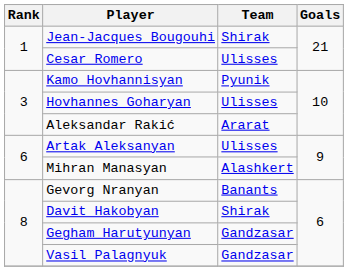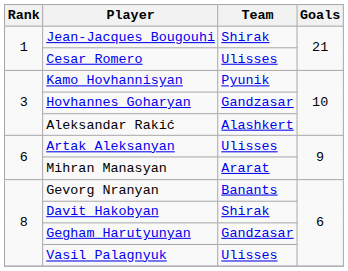(249, 103) Ulisses -> (258, 103) Gandzasar
(245, 125) Ararat -> (258, 125) Alashkert
(258, 168) Alashkert -> (245, 168) Ararat
(258, 255) Gandzasar -> (249, 255) Ulisses
